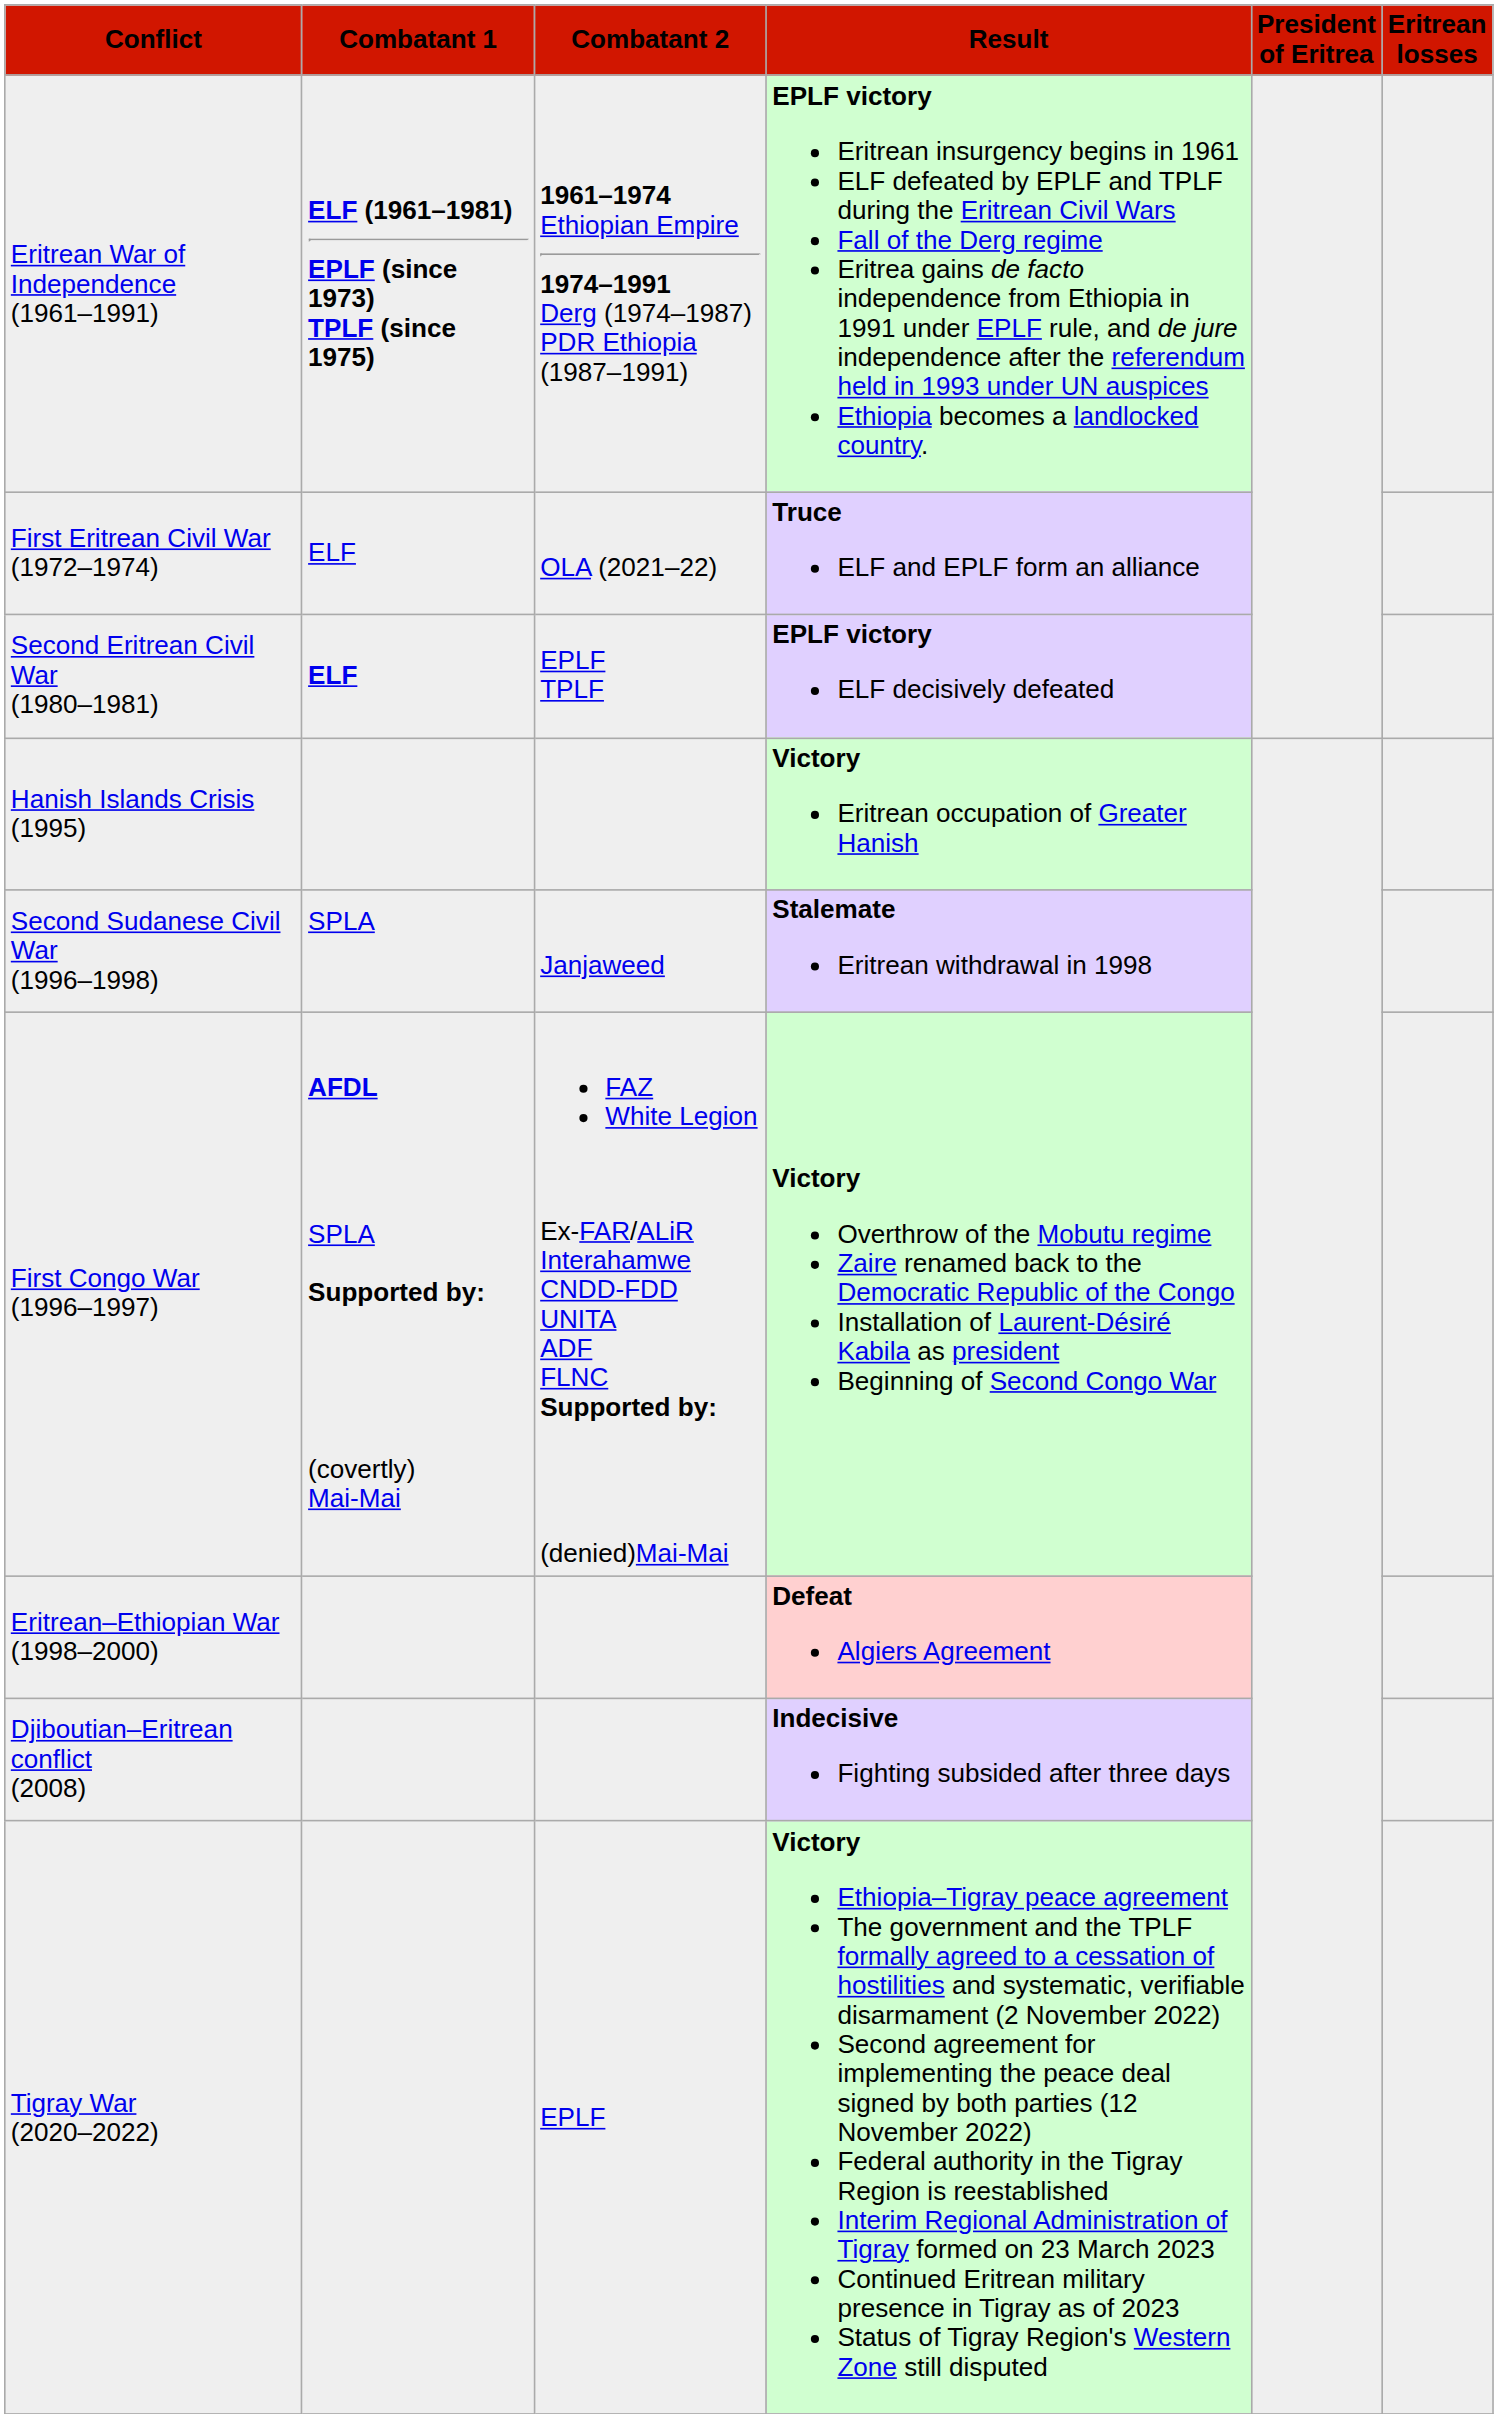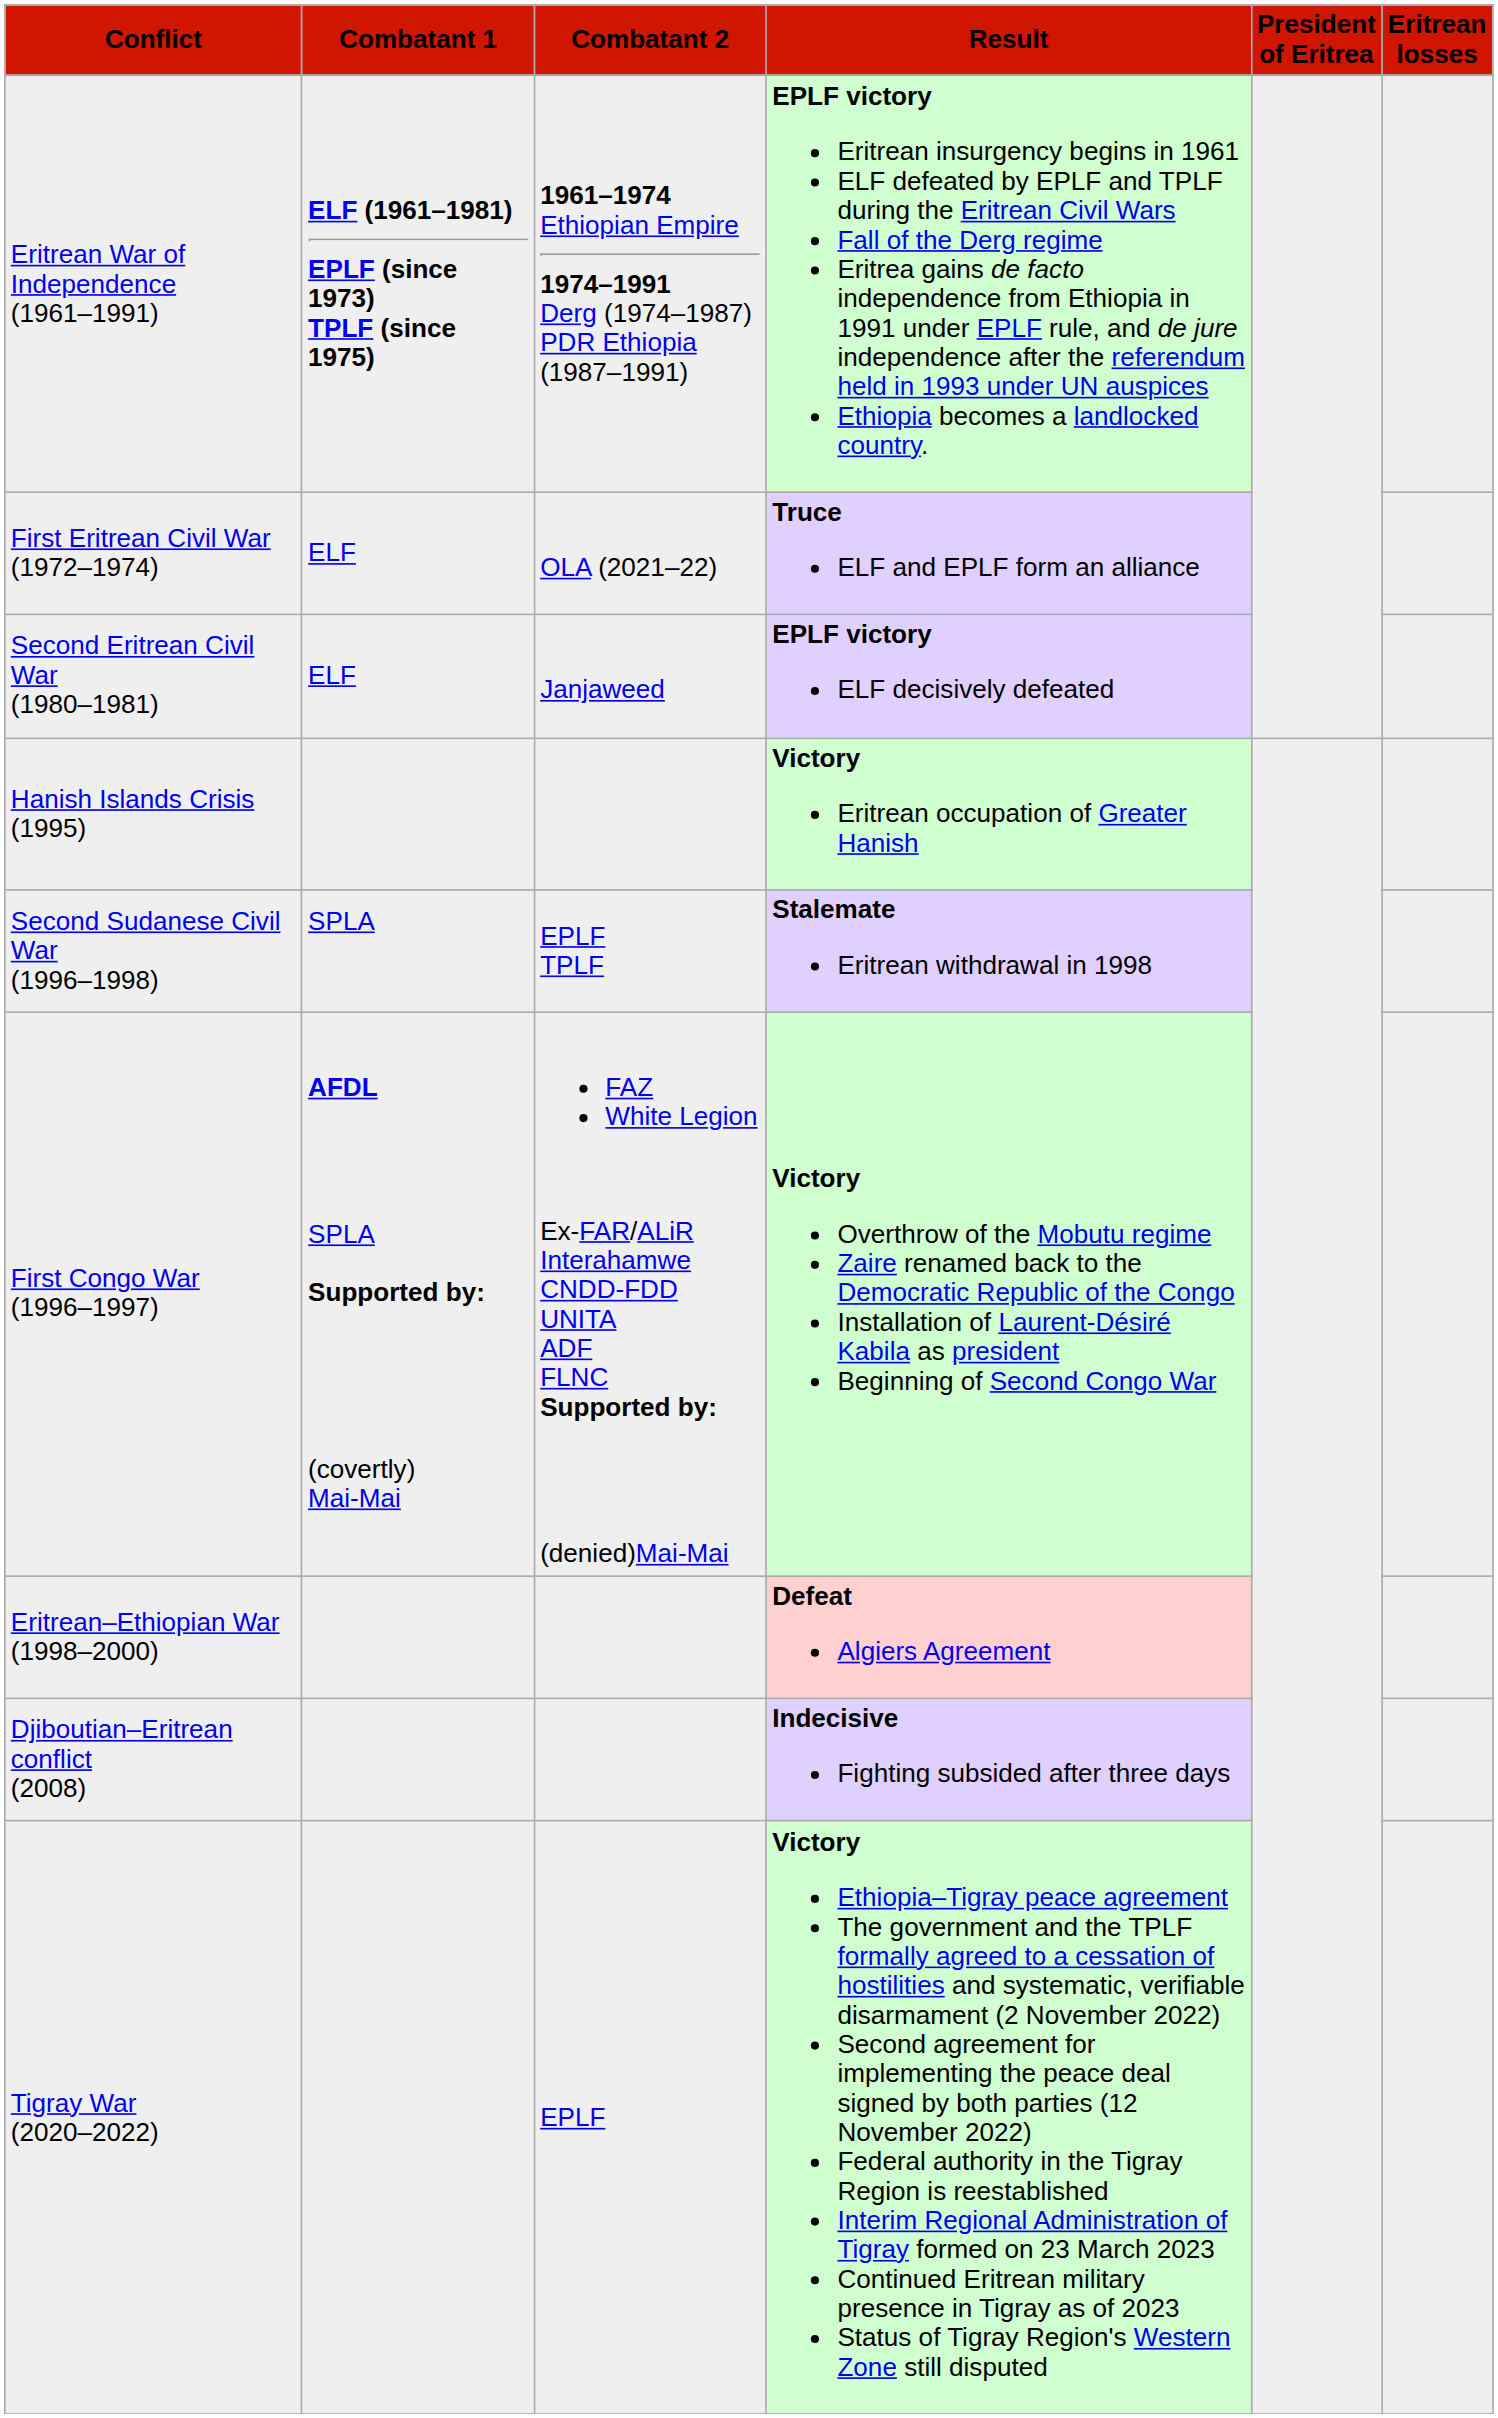(333, 675) bold -> (332, 675) normal
(573, 675) EPLF TPLF -> (603, 690) Janjaweed
(603, 965) Janjaweed -> (573, 950) EPLF TPLF
